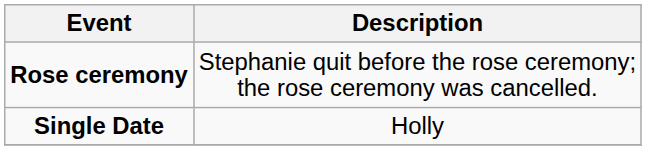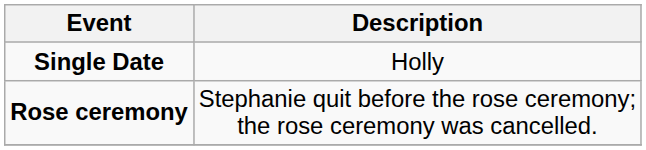rows swapped: (99, 125) <-> (99, 74)
